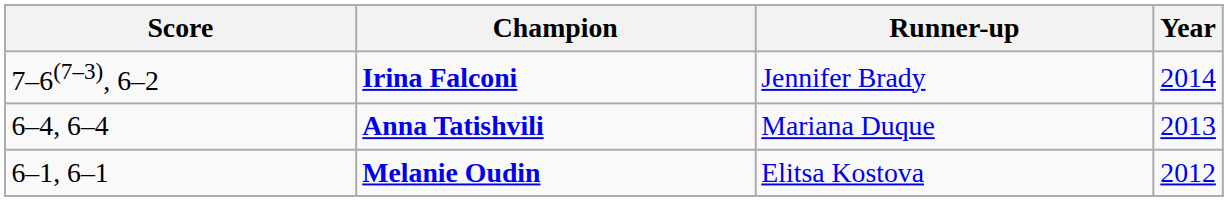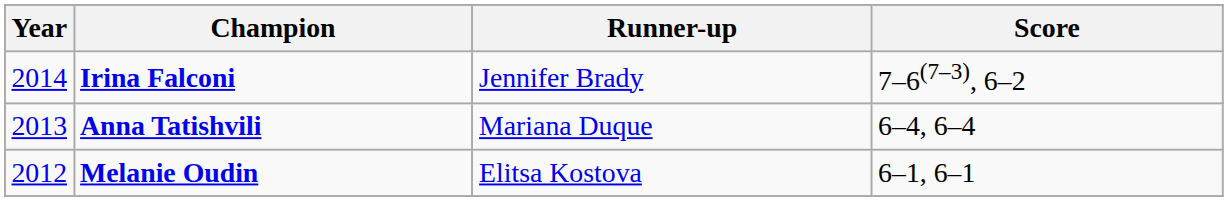columns swapped: (1188, 27) <-> (180, 27)
